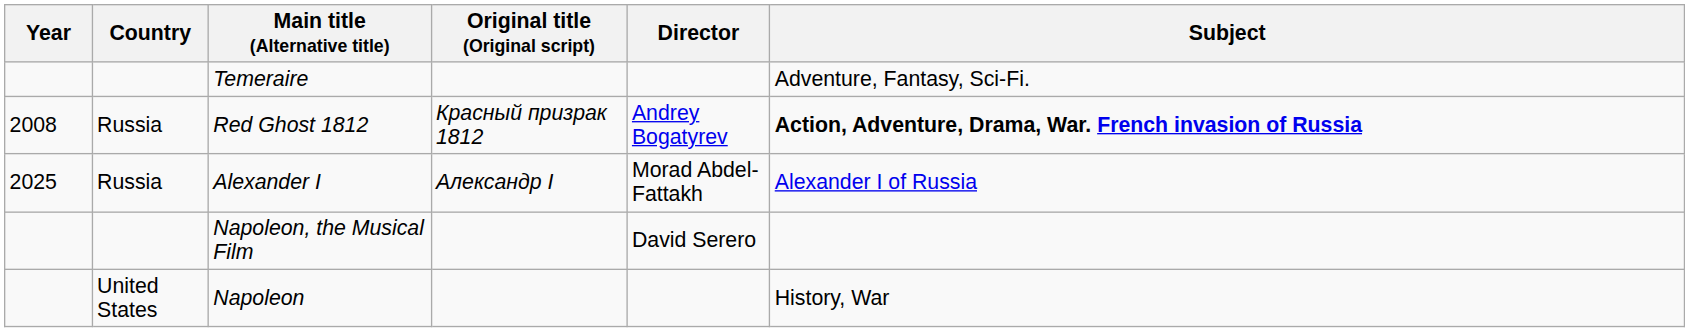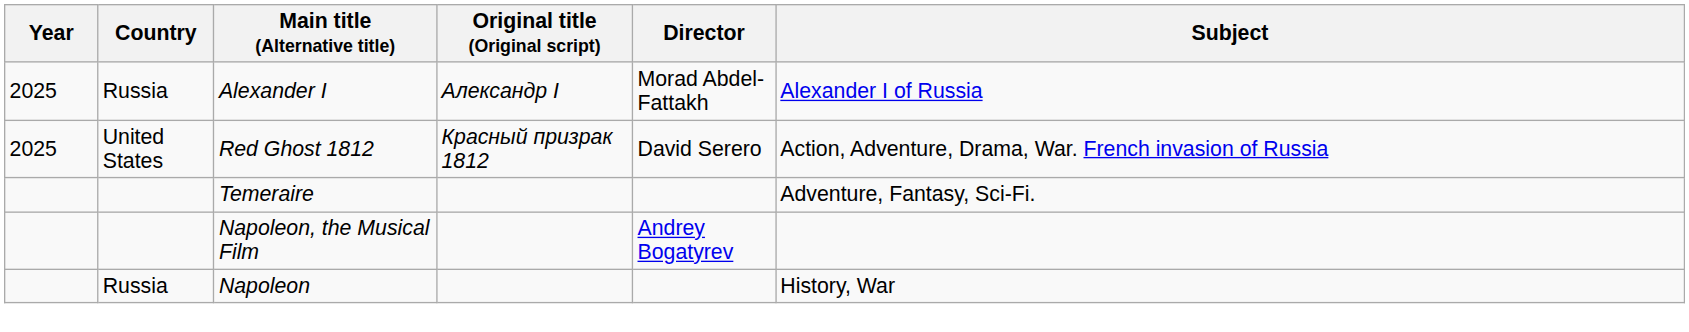rows swapped: (267, 182) <-> (261, 79)
(33, 124) 2008 -> (33, 148) 2025
(130, 124) Russia -> (133, 148) United States
(680, 124) Andrey Bogatyrev -> (700, 148) David Serero
(1068, 124) bold -> (1054, 148) normal
(694, 240) David Serero -> (685, 240) Andrey Bogatyrev
(128, 297) United States -> (135, 285) Russia
